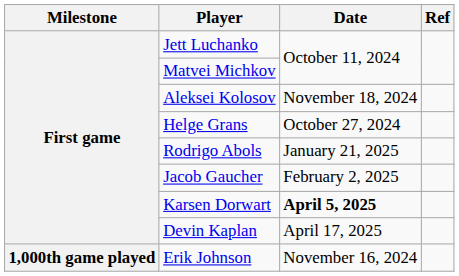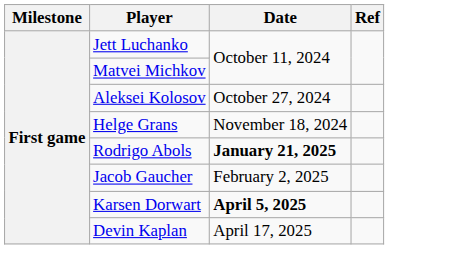(350, 97) November 18, 2024 -> (272, 97) October 27, 2024
(342, 124) October 27, 2024 -> (280, 124) November 18, 2024
(341, 151) normal -> (275, 151) bold
- row: (207, 257)
